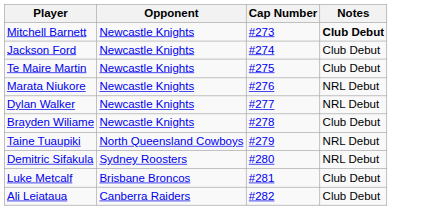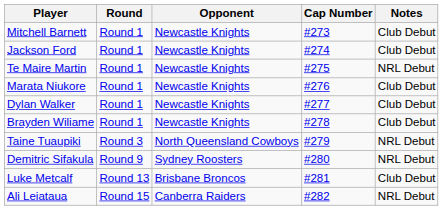+ column: (124, 13)
(353, 31) bold -> (407, 31) normal
(351, 68) Club Debut -> (406, 68) NRL Debut
(351, 86) NRL Debut -> (407, 86) Club Debut
(351, 104) NRL Debut -> (407, 104) Club Debut
(351, 196) Club Debut -> (406, 196) NRL Debut
